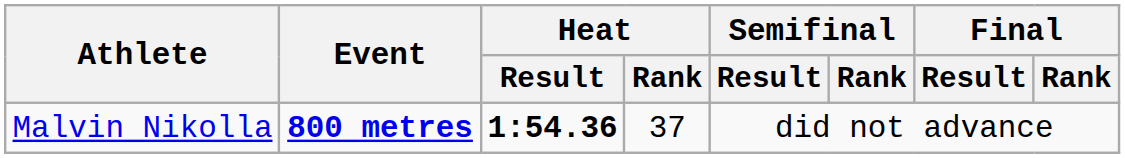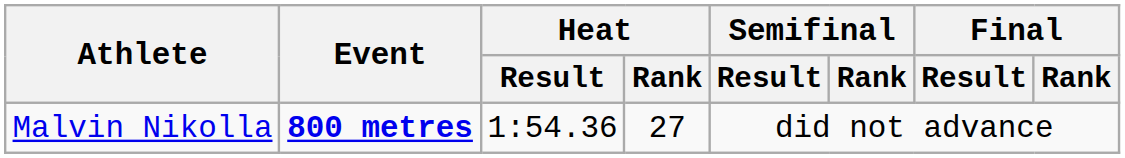(553, 128) bold -> (553, 128) normal
(667, 128) 37 -> (667, 128) 27
